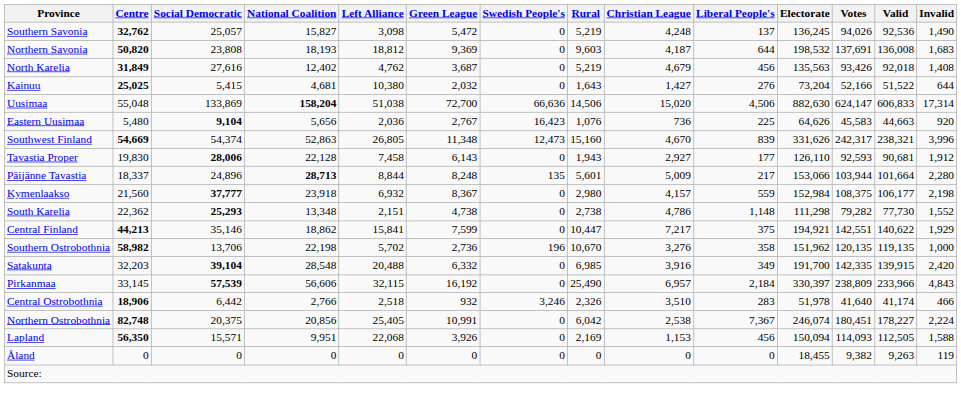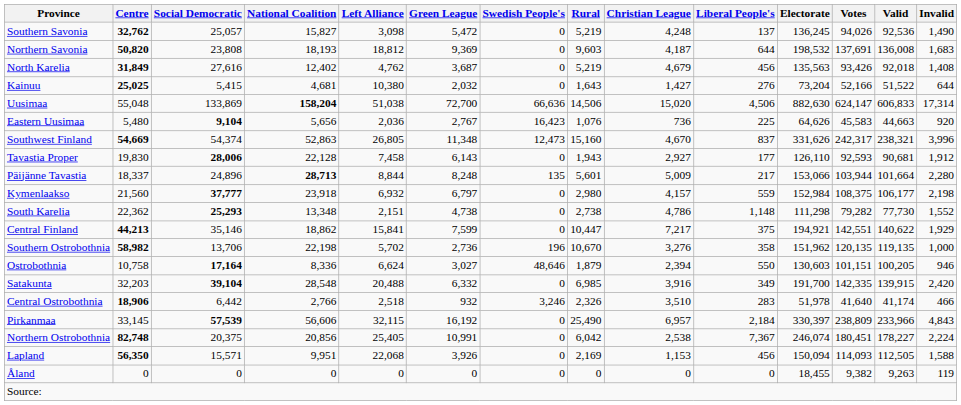(766, 139) 839 -> (766, 139) 837
(465, 193) 8,367 -> (465, 193) 6,797
+ row: (37, 265)
rows swapped: (31, 283) <-> (55, 301)
